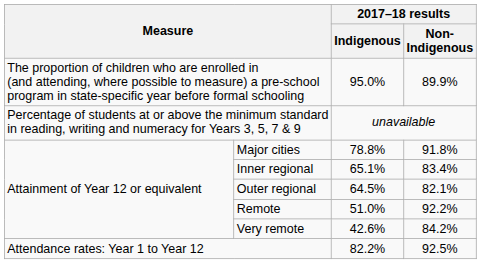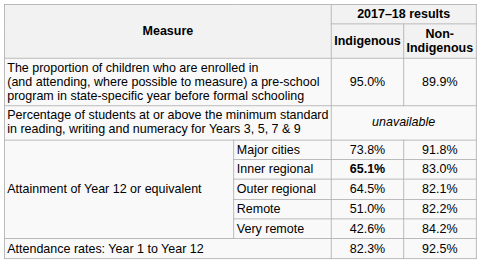(367, 149) 78.8% -> (367, 149) 73.8%
(367, 169) normal -> (367, 169) bold
(440, 169) 83.4% -> (440, 169) 83.0%
(440, 209) 92.2% -> (440, 209) 82.2%
(367, 248) 82.2% -> (367, 248) 82.3%
